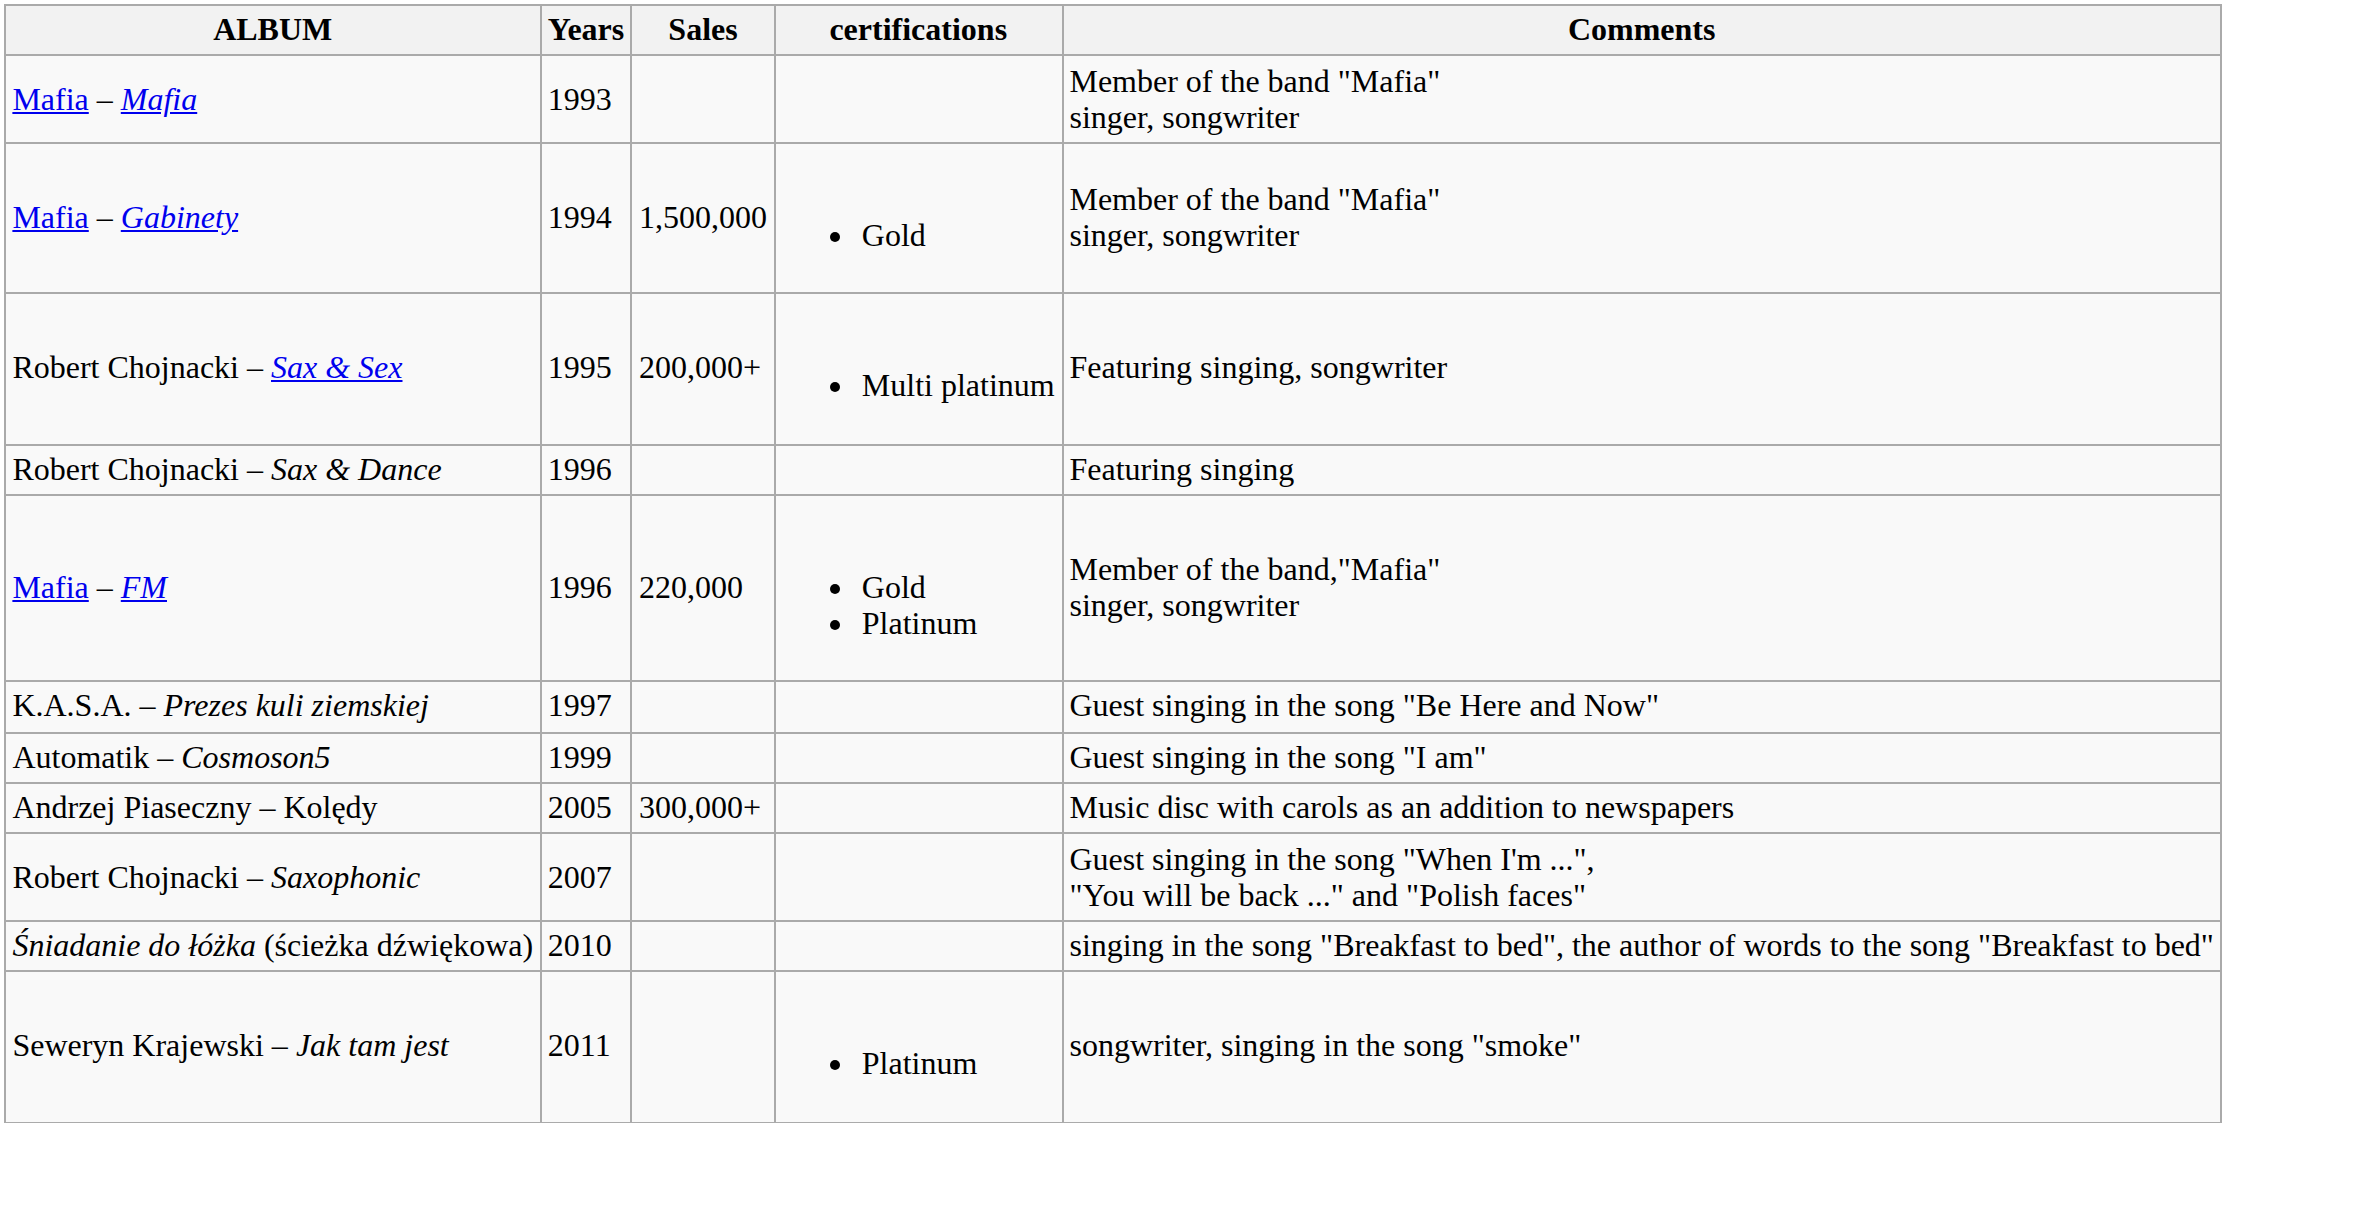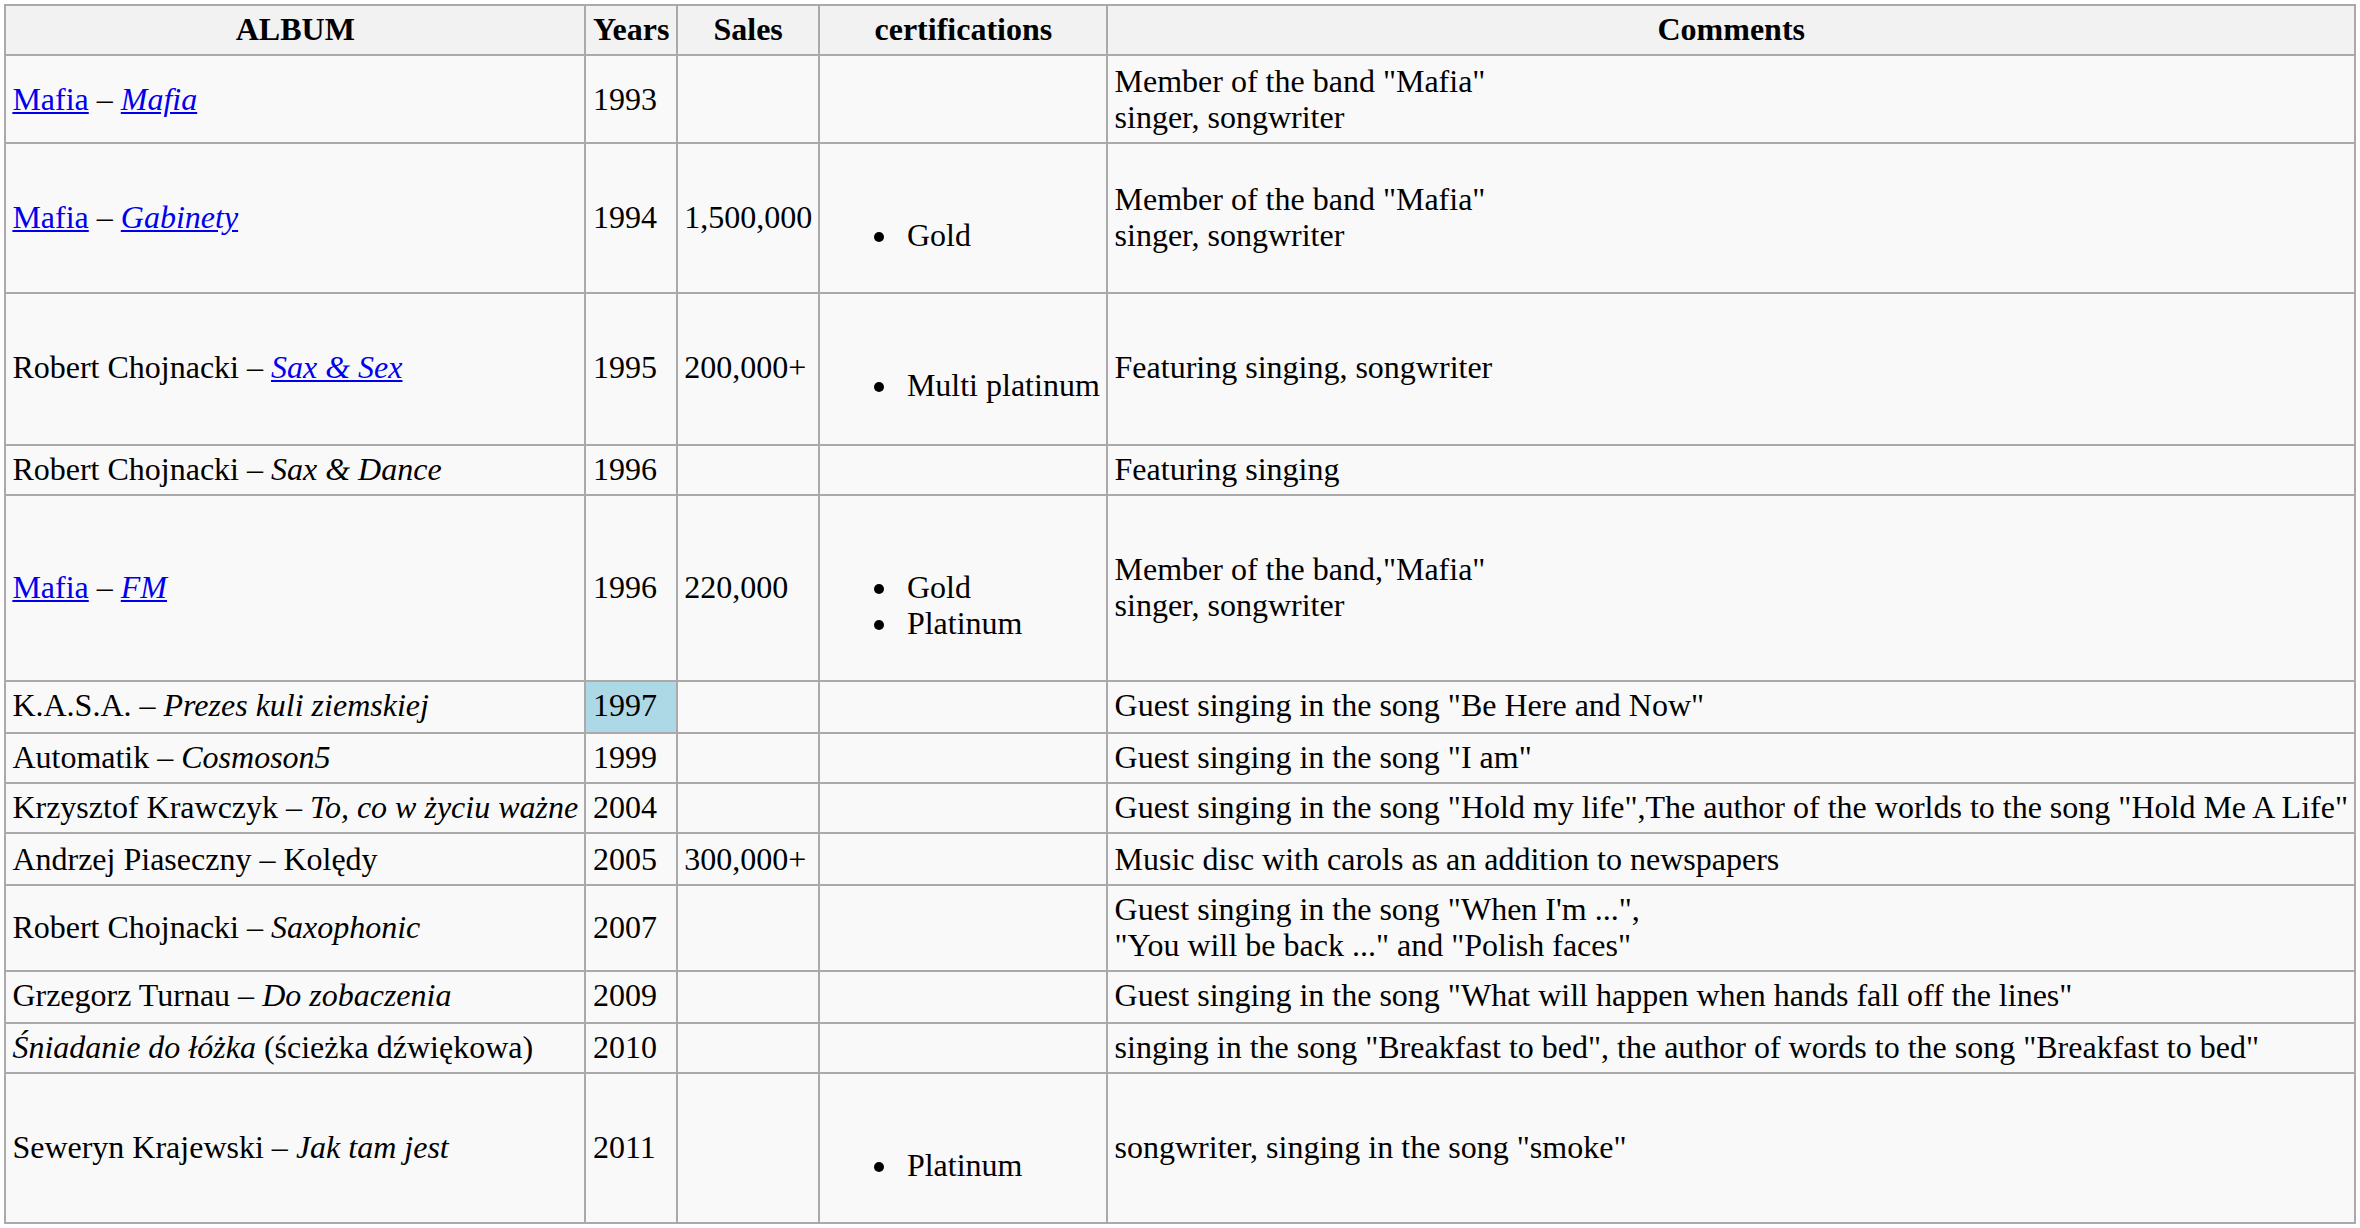(580, 706) no background -> (625, 706) lightblue background
+ row: (295, 807)
+ row: (232, 996)
